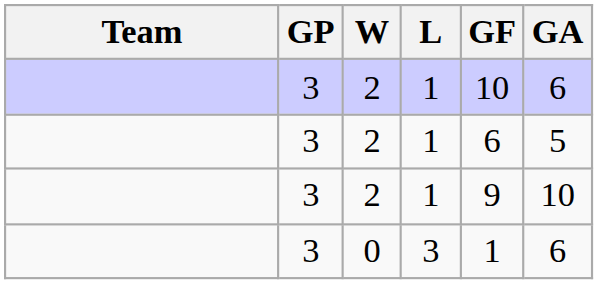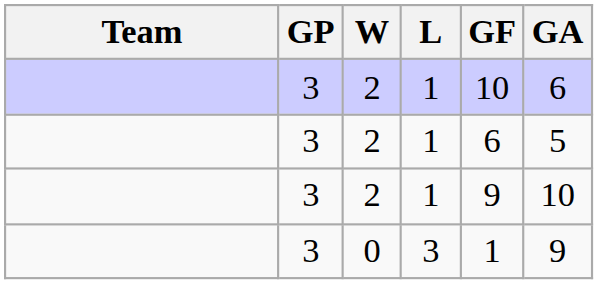(558, 250) 6 -> (558, 250) 9
